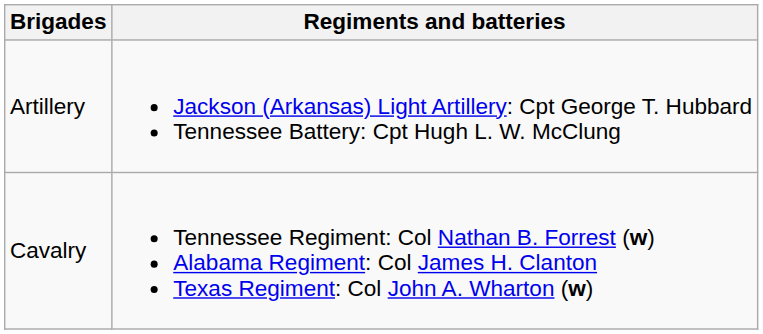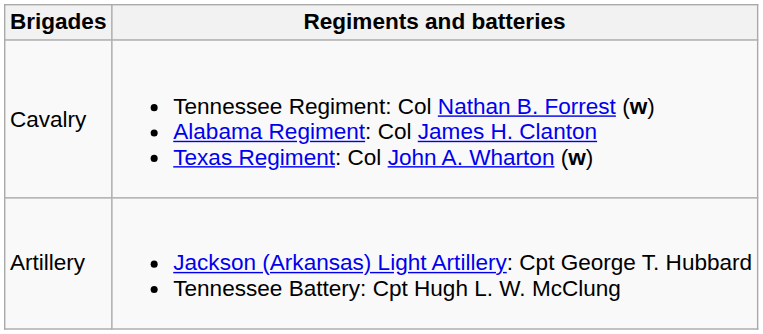rows swapped: (48, 250) <-> (48, 106)
